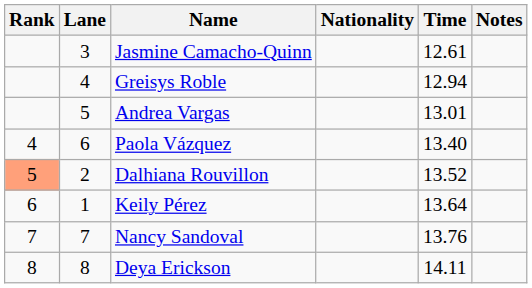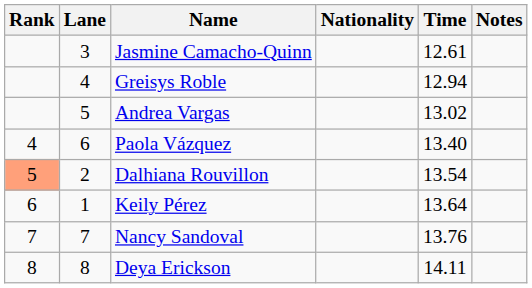(445, 112) 13.01 -> (445, 112) 13.02
(445, 174) 13.52 -> (445, 174) 13.54
